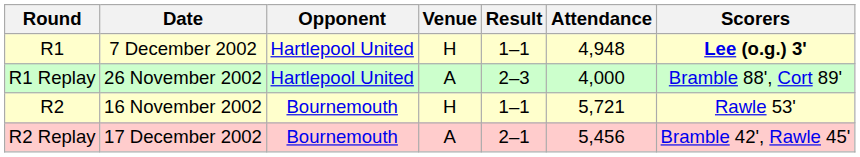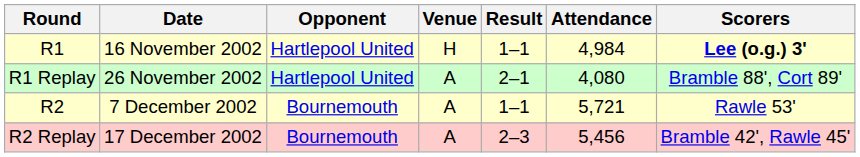(183, 48) 7 December 2002 -> (183, 48) 16 November 2002
(601, 48) 4,948 -> (601, 48) 4,984
(514, 78) 2–3 -> (514, 78) 2–1
(601, 78) 4,000 -> (601, 78) 4,080
(183, 107) 16 November 2002 -> (183, 107) 7 December 2002
(450, 107) H -> (450, 107) A
(514, 136) 2–1 -> (514, 136) 2–3
